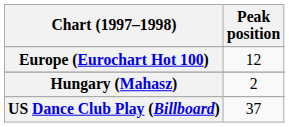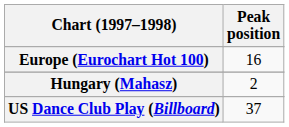(254, 59) 12 -> (254, 59) 16
